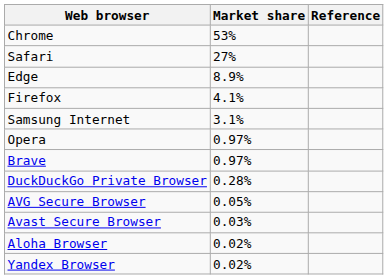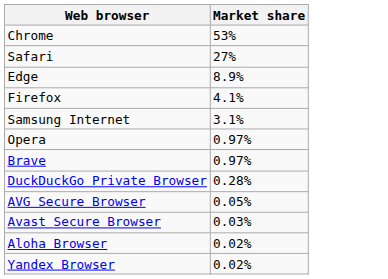- column: (346, 15)
